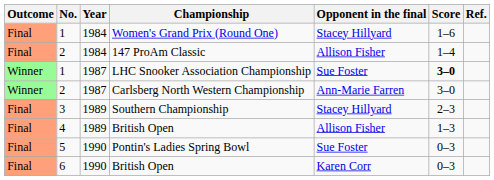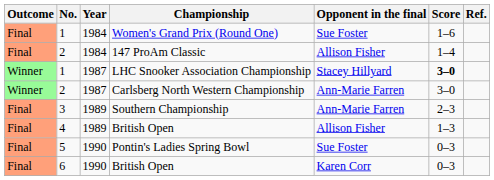(354, 33) Stacey Hillyard -> (342, 33) Sue Foster
(342, 71) Sue Foster -> (354, 71) Stacey Hillyard
(354, 109) Stacey Hillyard -> (360, 109) Ann-Marie Farren
